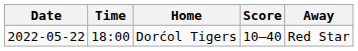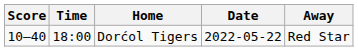columns swapped: (46, 15) <-> (262, 15)
